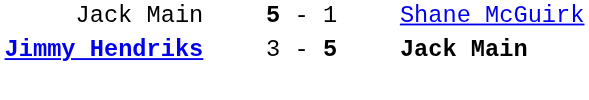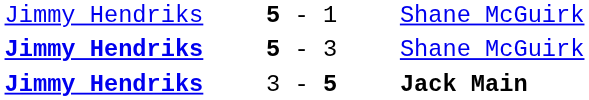(139, 15) Jack Main -> (104, 15) Jimmy Hendriks
+ row: (302, 50)
